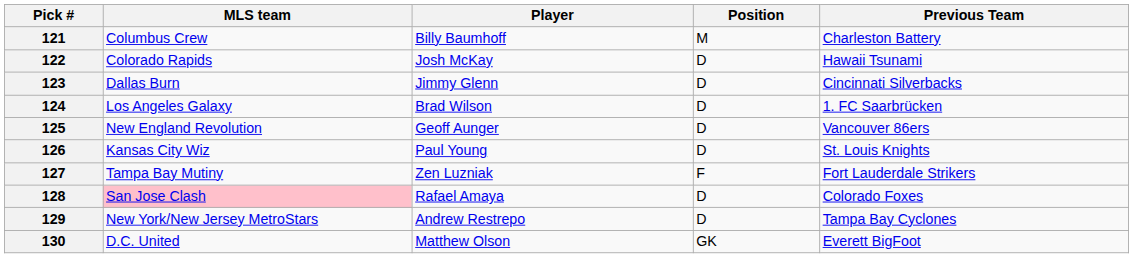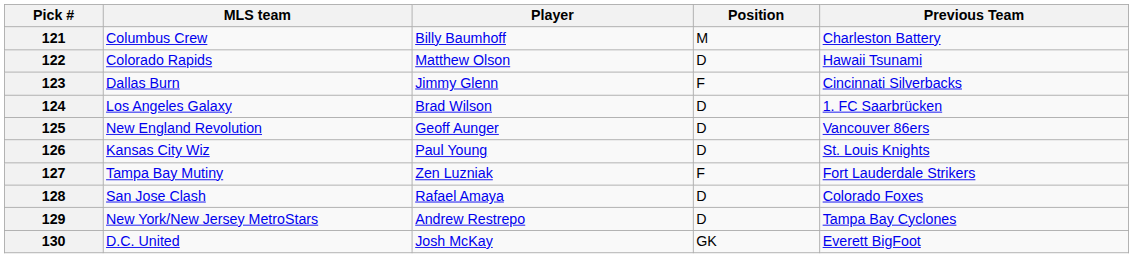(454, 60) Josh McKay -> (463, 60) Matthew Olson
(701, 83) D -> (701, 83) F
(156, 196) pink background -> (156, 196) no background
(463, 241) Matthew Olson -> (454, 241) Josh McKay
